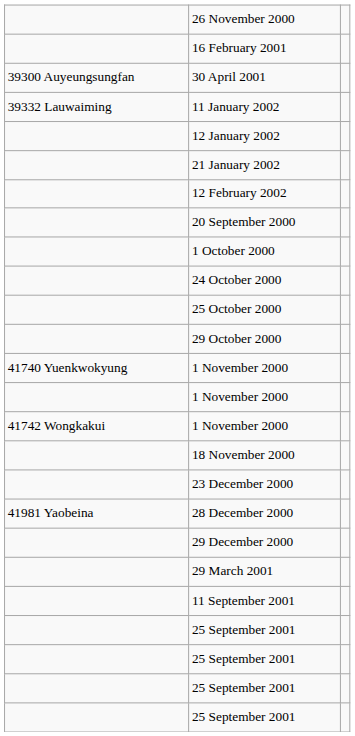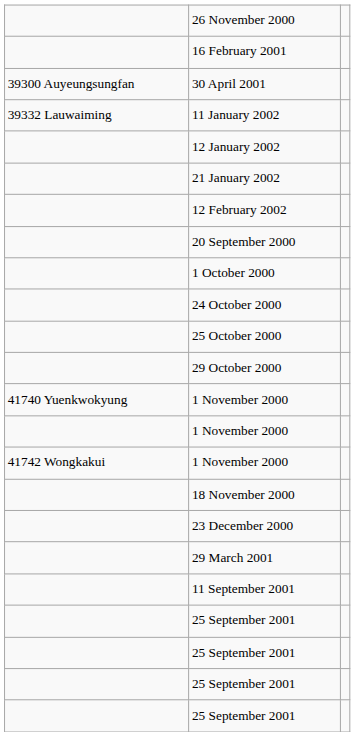- row: (51, 513)
- row: (97, 543)
